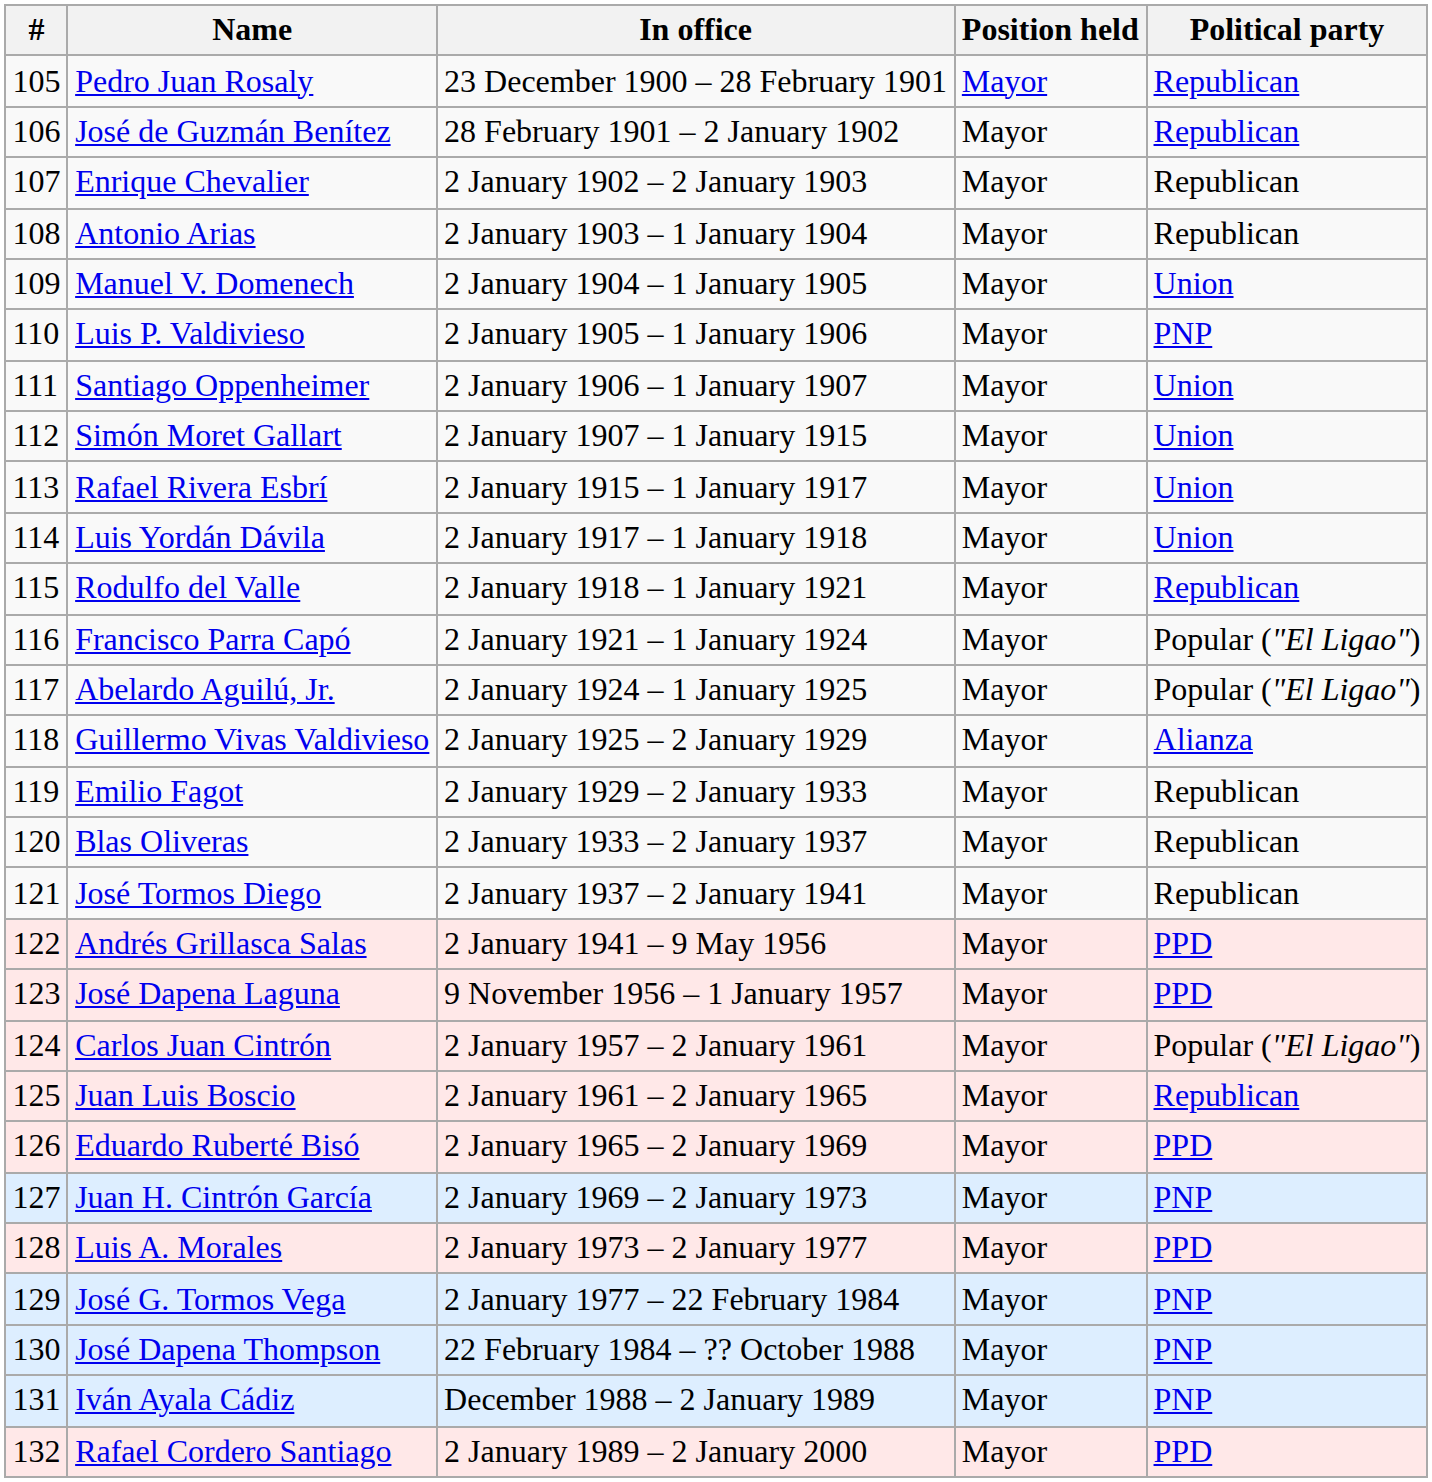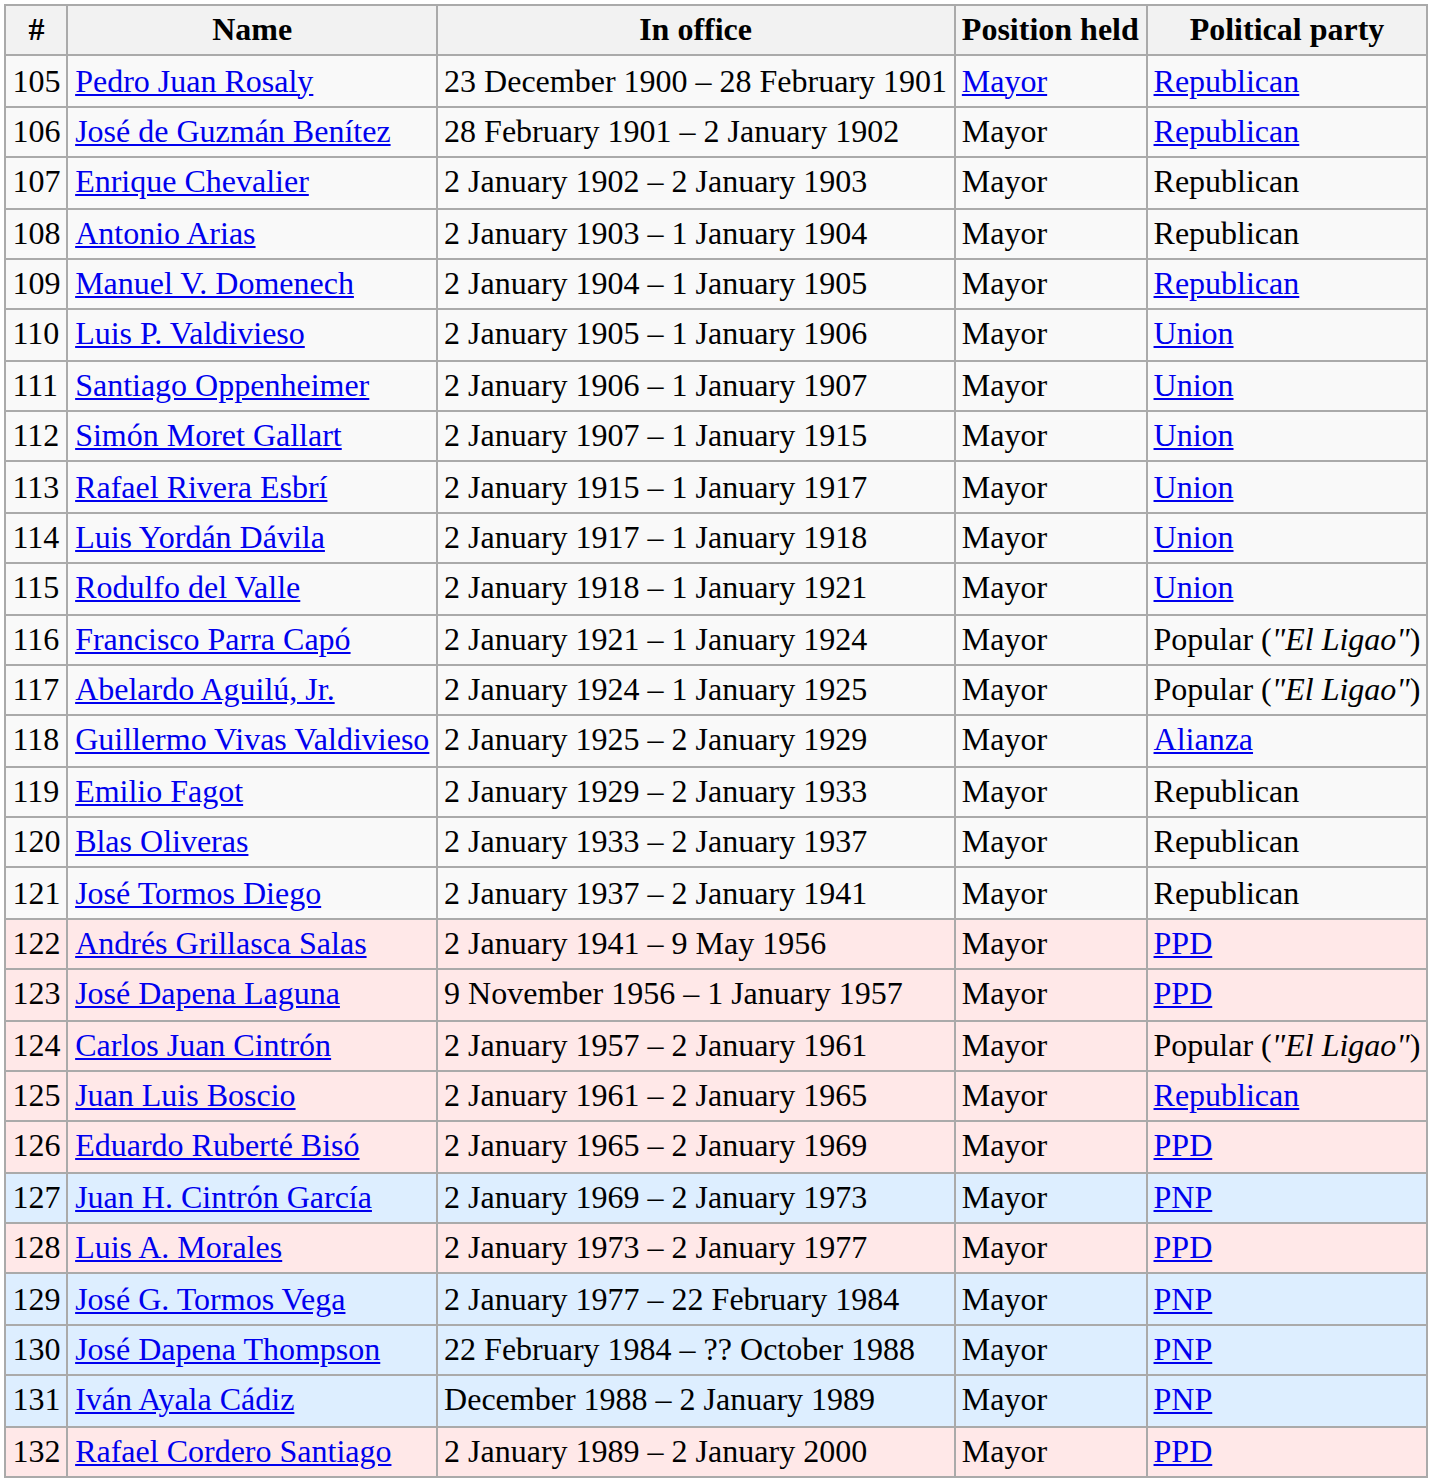(1194, 283) Union -> (1226, 283) Republican
(1183, 334) PNP -> (1194, 334) Union
(1226, 588) Republican -> (1194, 588) Union
